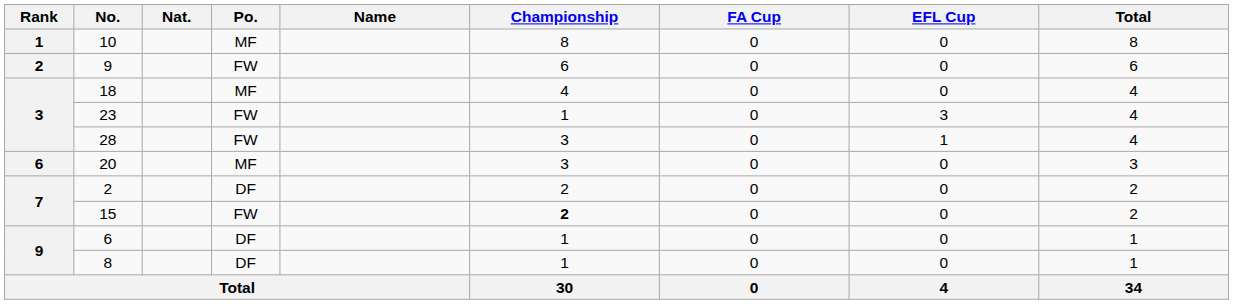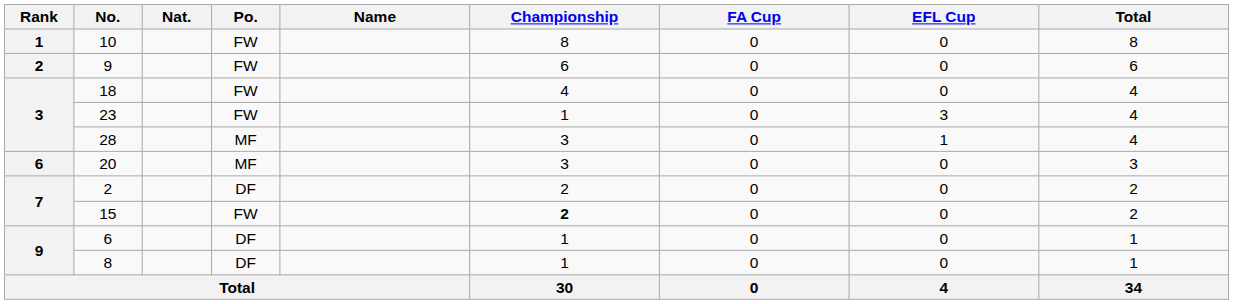(246, 42) MF -> (246, 42) FW
(246, 91) MF -> (246, 91) FW
(246, 140) FW -> (246, 140) MF
